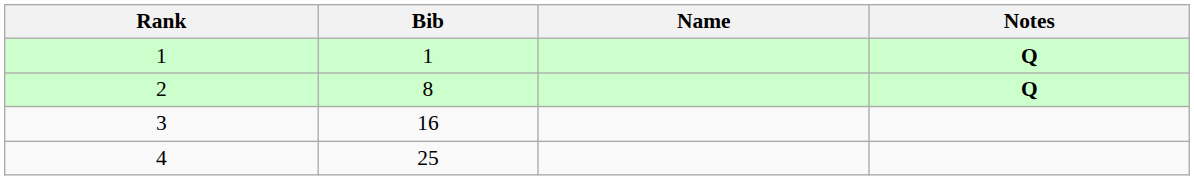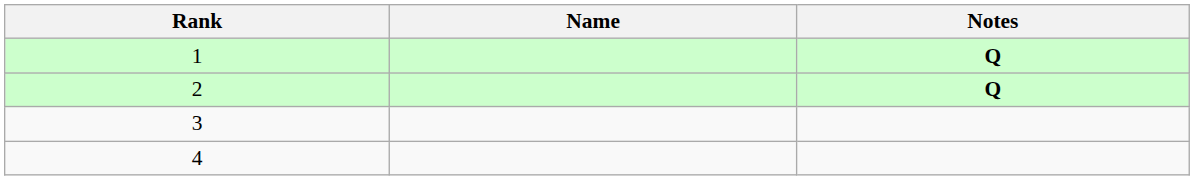- column: (428, 21)
